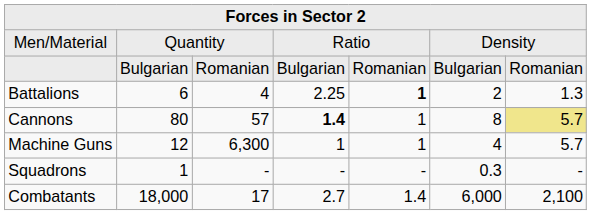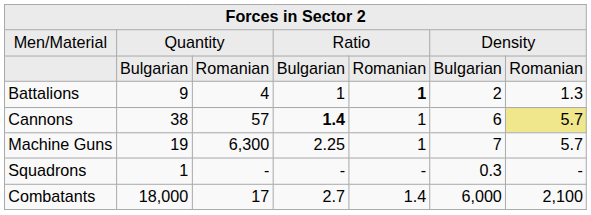(184, 94) 6 -> (184, 94) 9
(329, 94) 2.25 -> (341, 94) 1
(179, 119) 80 -> (179, 119) 38
(497, 119) 8 -> (497, 119) 6
(179, 145) 12 -> (179, 145) 19
(341, 145) 1 -> (329, 145) 2.25
(497, 145) 4 -> (497, 145) 7
